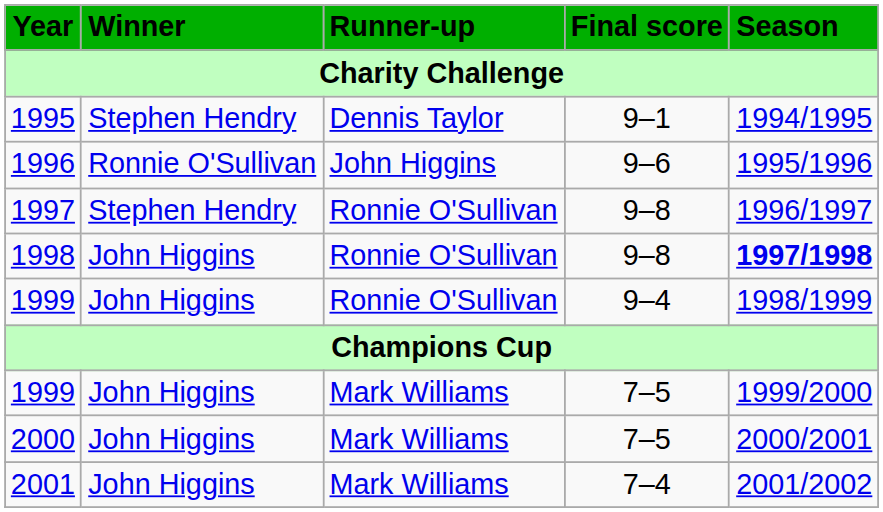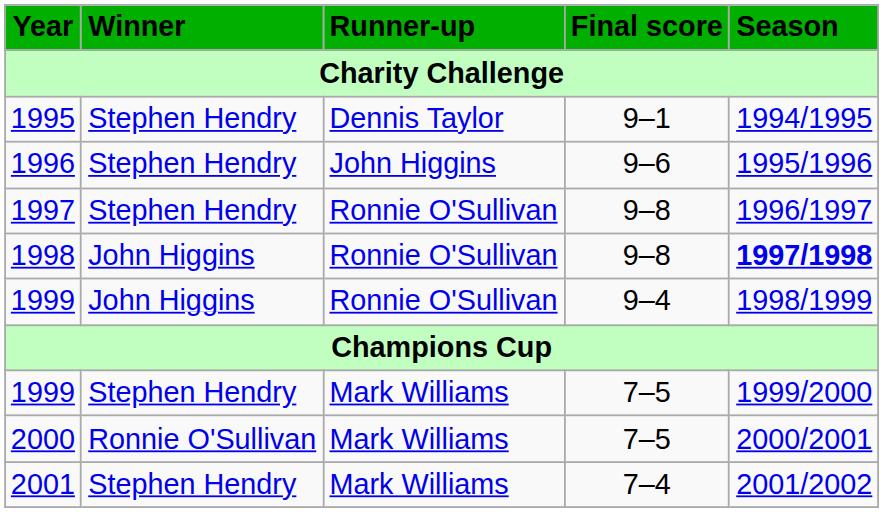(202, 164) Ronnie O'Sullivan -> (192, 164) Stephen Hendry
(171, 392) John Higgins -> (192, 392) Stephen Hendry
(171, 438) John Higgins -> (202, 438) Ronnie O'Sullivan
(171, 484) John Higgins -> (192, 484) Stephen Hendry
